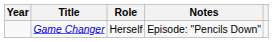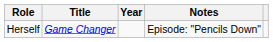columns swapped: (18, 12) <-> (126, 12)
